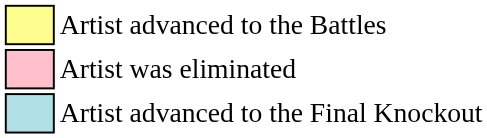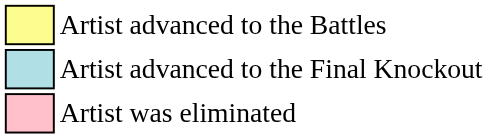rows swapped: (271, 112) <-> (178, 68)
